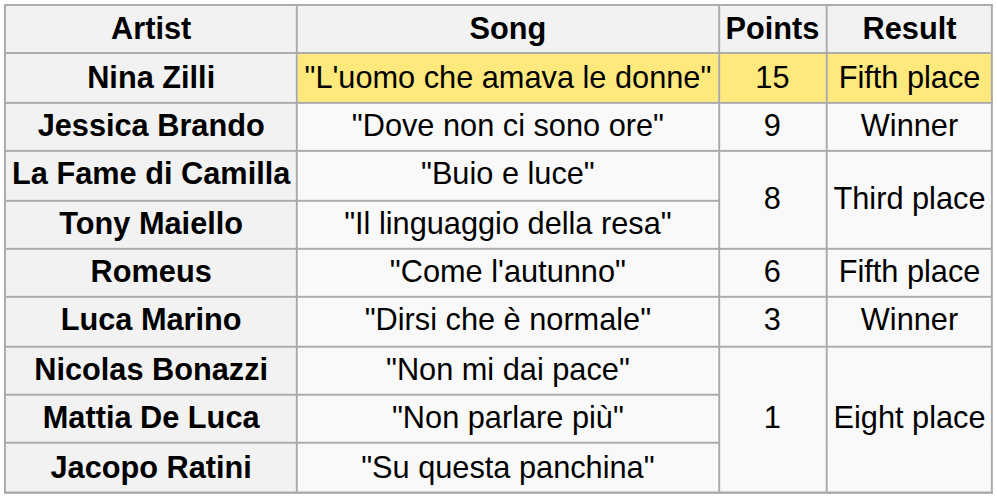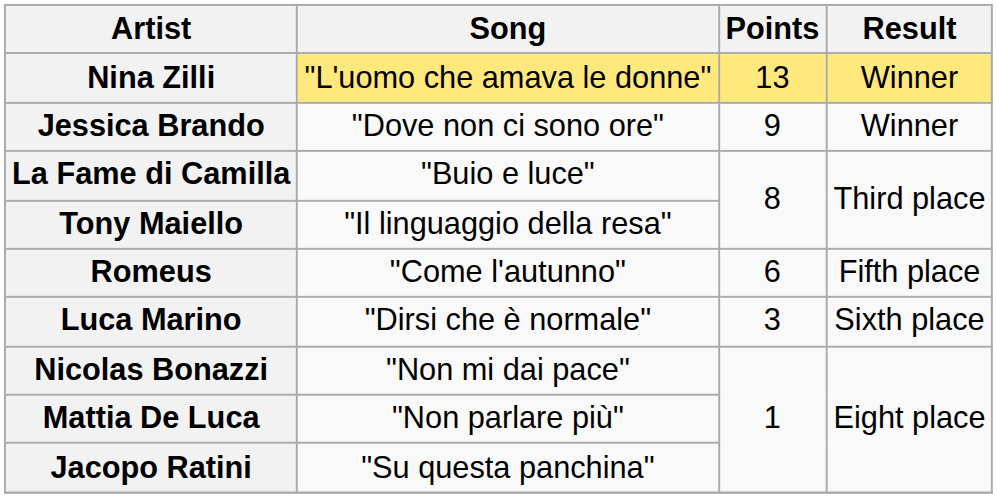(772, 77) 15 -> (772, 77) 13
(909, 77) Fifth place -> (909, 77) Winner
(909, 321) Winner -> (910, 321) Sixth place
